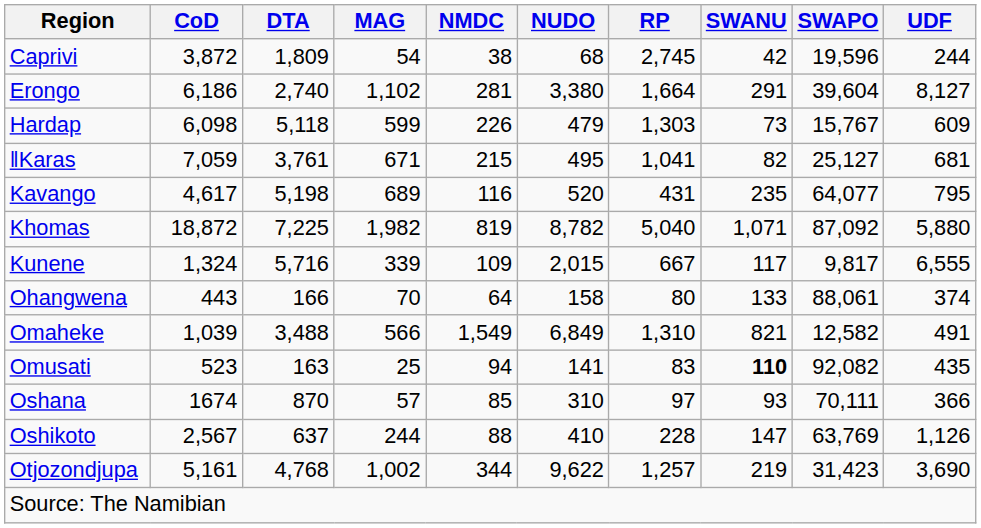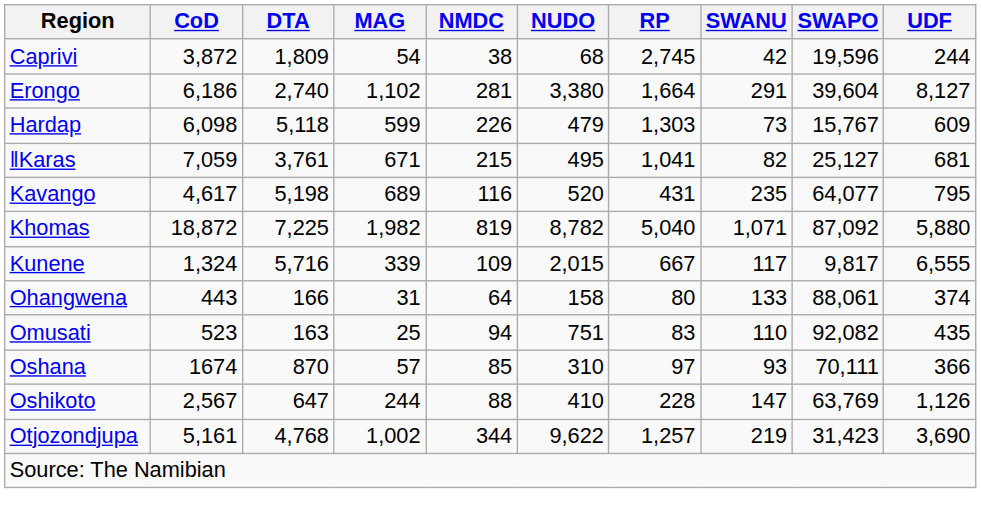(408, 297) 70 -> (408, 297) 31
- row: (57, 332)
(586, 366) 141 -> (586, 332) 751
(770, 366) bold -> (770, 332) normal
(311, 435) 637 -> (311, 401) 647
